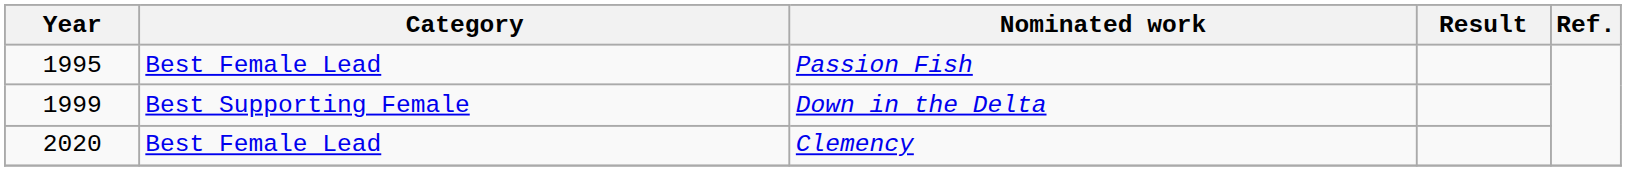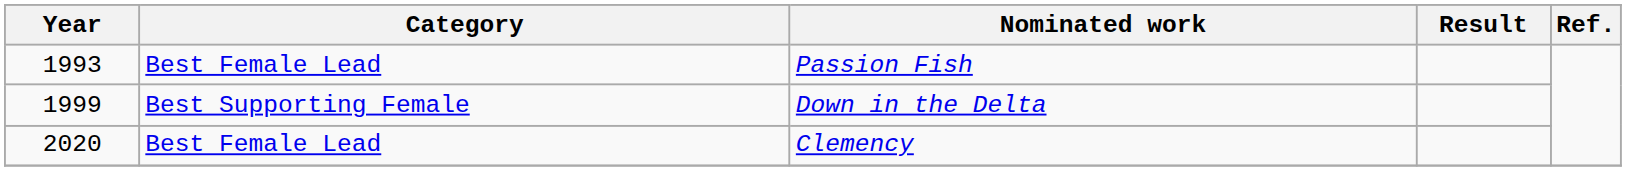(72, 65) 1995 -> (72, 65) 1993
